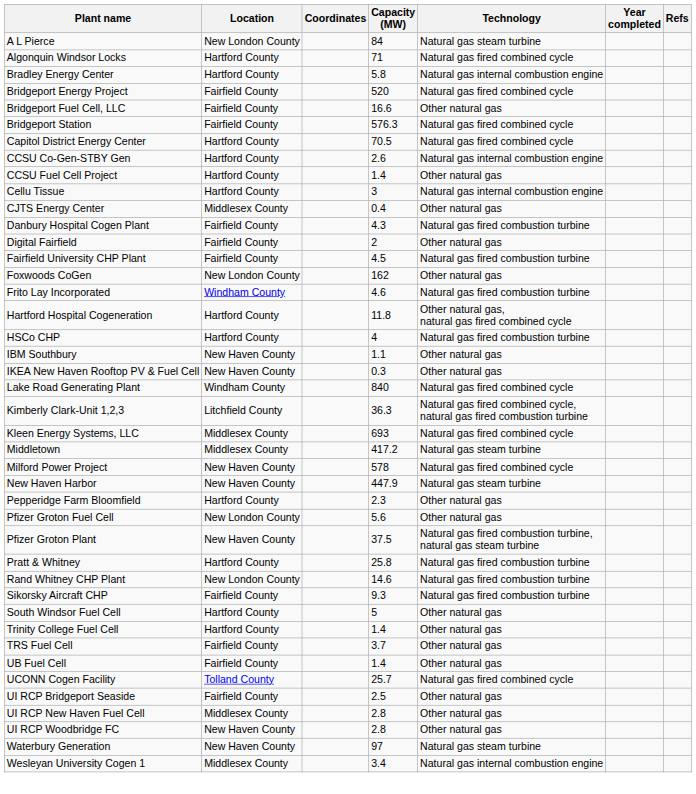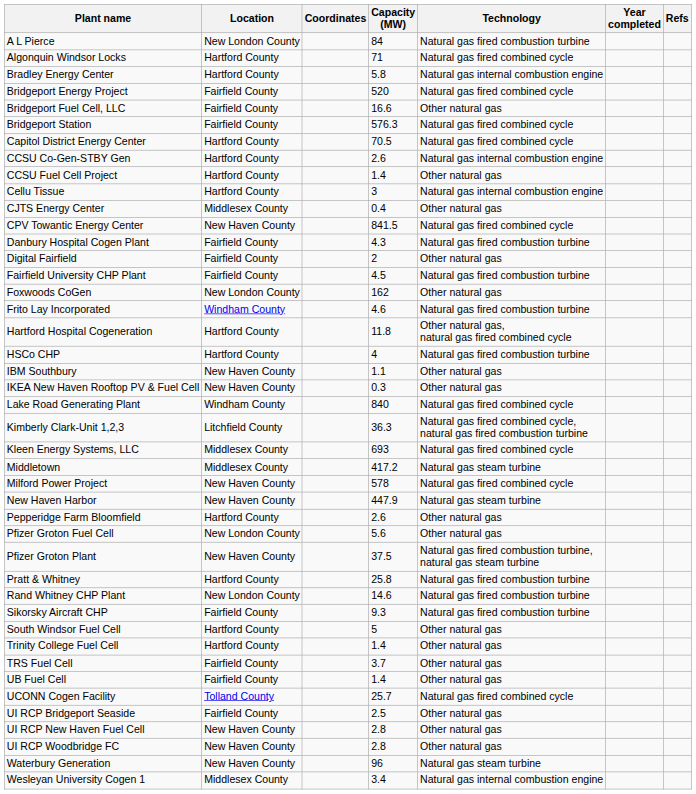(481, 41) Natural gas steam turbine -> (505, 41) Natural gas fired combustion turbine
+ row: (75, 225)
(379, 500) 2.3 -> (379, 517) 2.6
(246, 713) Middlesex County -> (250, 730) New Haven County
(377, 747) 97 -> (377, 763) 96
